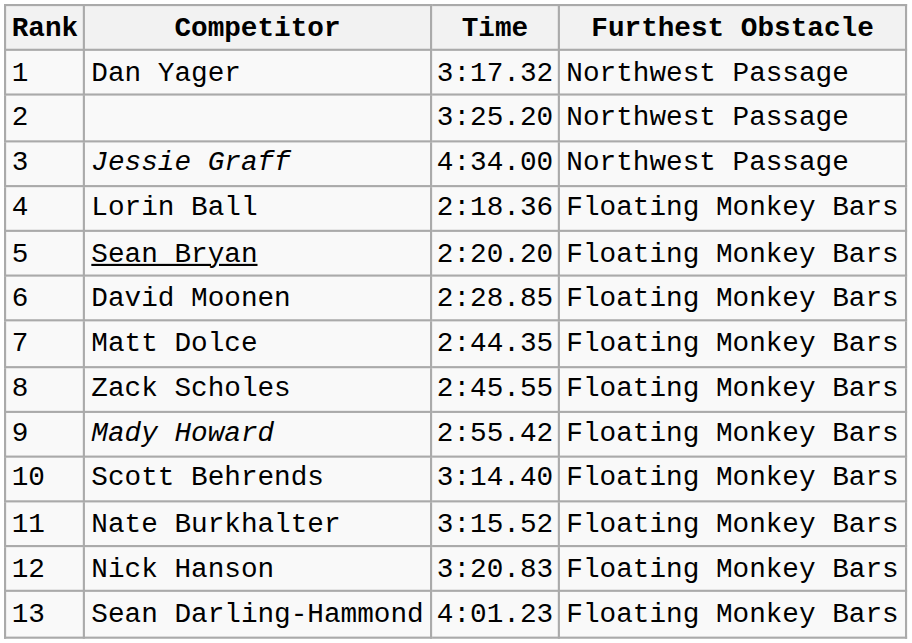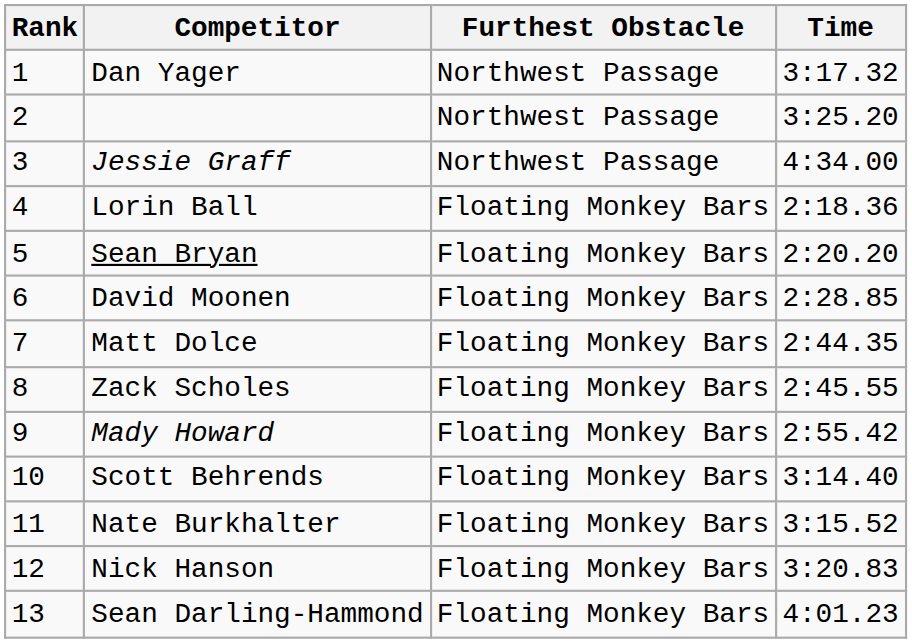columns swapped: (495, 28) <-> (733, 28)
